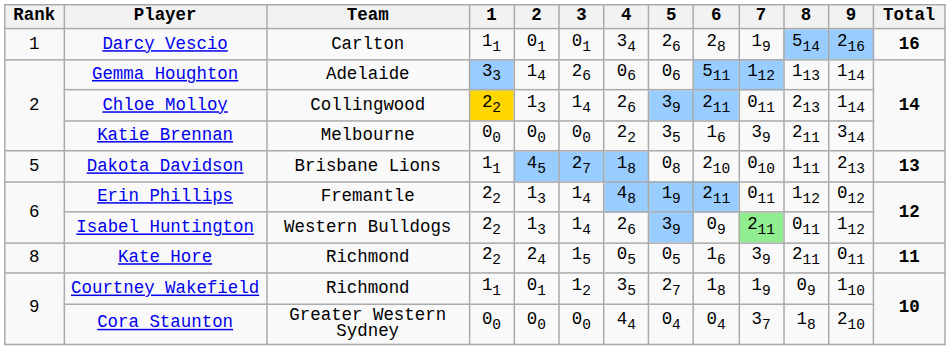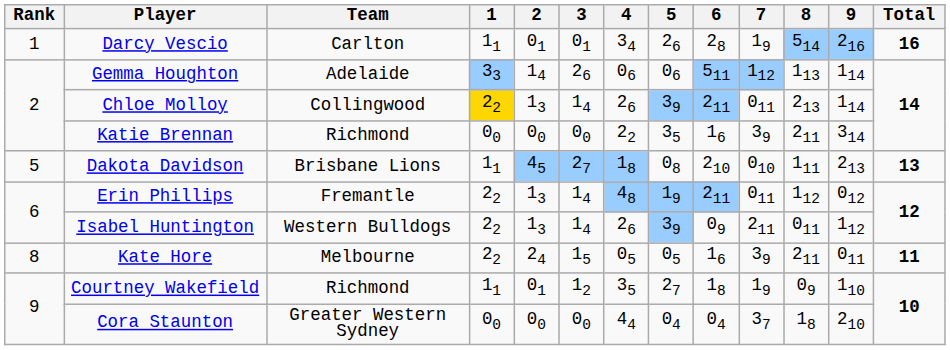(368, 135) Melbourne -> (368, 135) Richmond
(761, 225) lightgreen background -> (761, 225) no background
(368, 257) Richmond -> (368, 257) Melbourne
